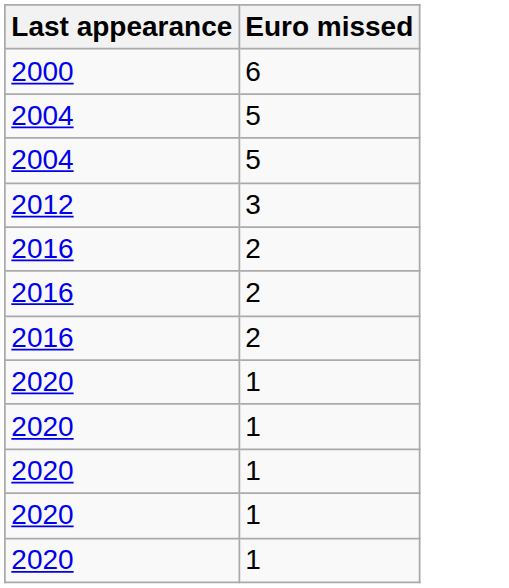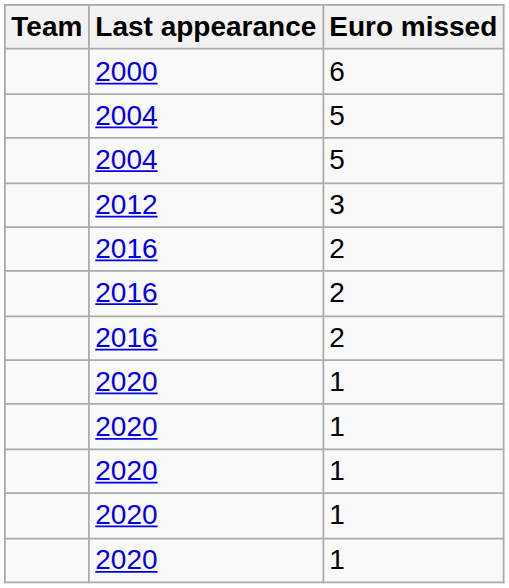+ column: (47, 26)
